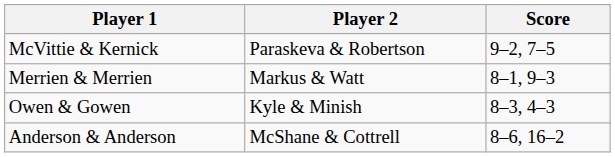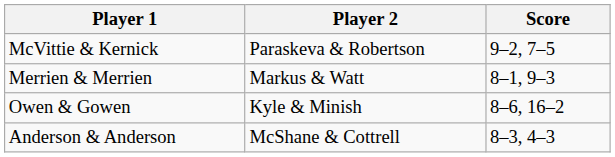(522, 107) 8–3, 4–3 -> (527, 107) 8–6, 16–2
(527, 136) 8–6, 16–2 -> (522, 136) 8–3, 4–3
